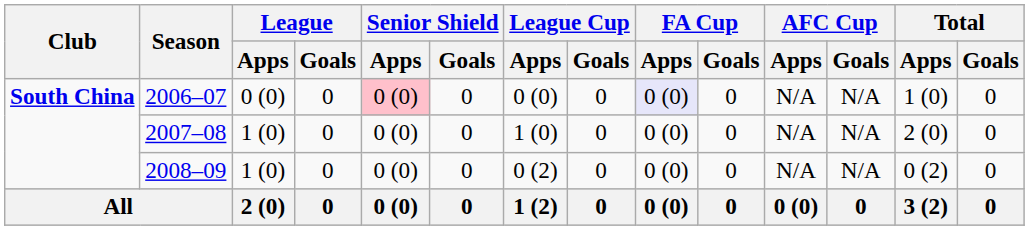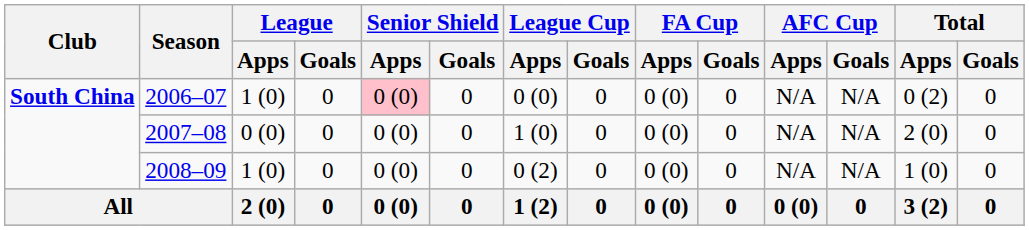(263, 96) 0 (0) -> (263, 96) 1 (0)
(666, 96) lavender background -> (666, 96) no background
(926, 96) 1 (0) -> (926, 96) 0 (2)
(263, 133) 1 (0) -> (263, 133) 0 (0)
(926, 170) 0 (2) -> (926, 170) 1 (0)
